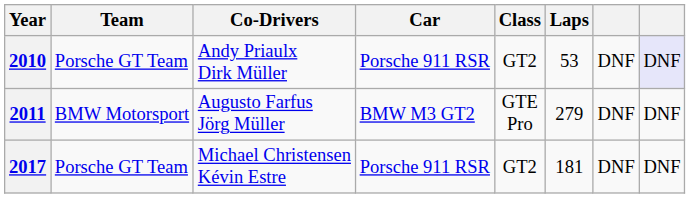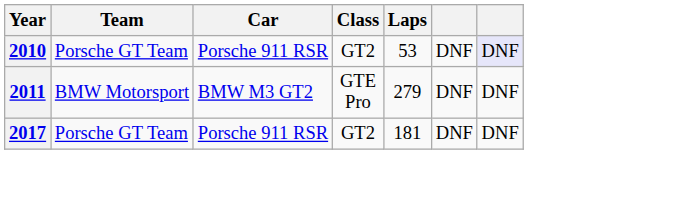- column: (274, 20)
